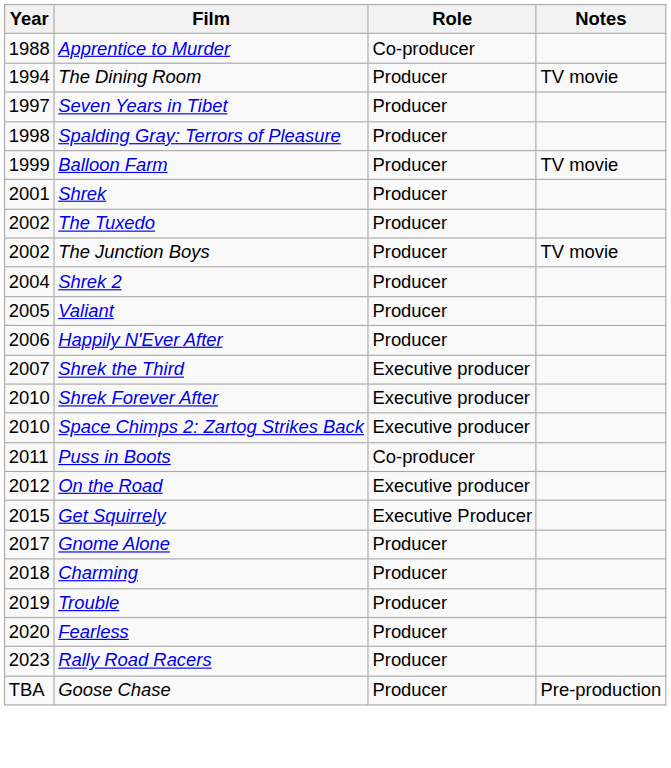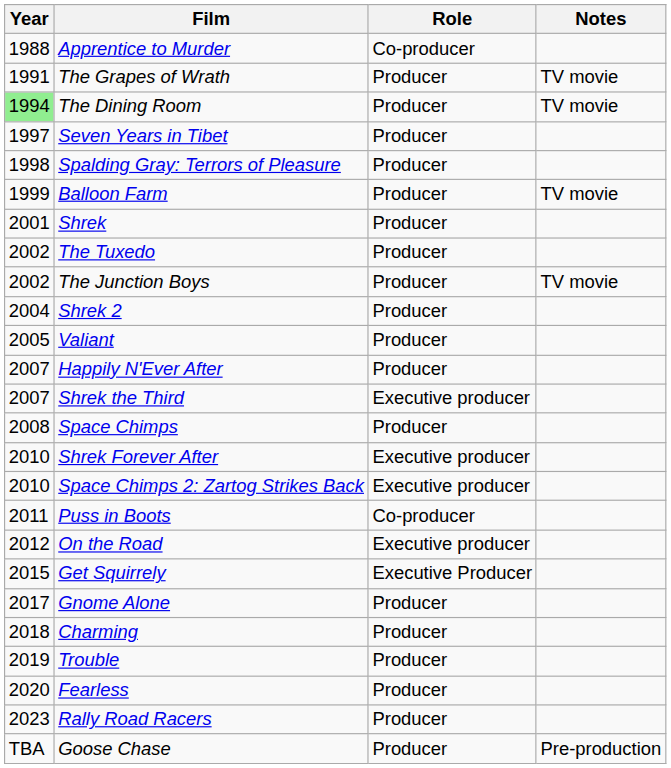+ row: (144, 77)
(29, 77) no background -> (29, 106) lightgreen background
(29, 340) 2006 -> (29, 369) 2007
+ row: (118, 427)
